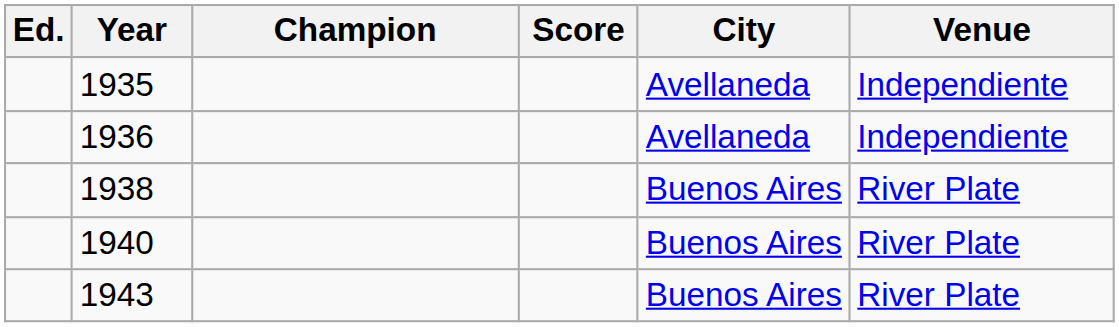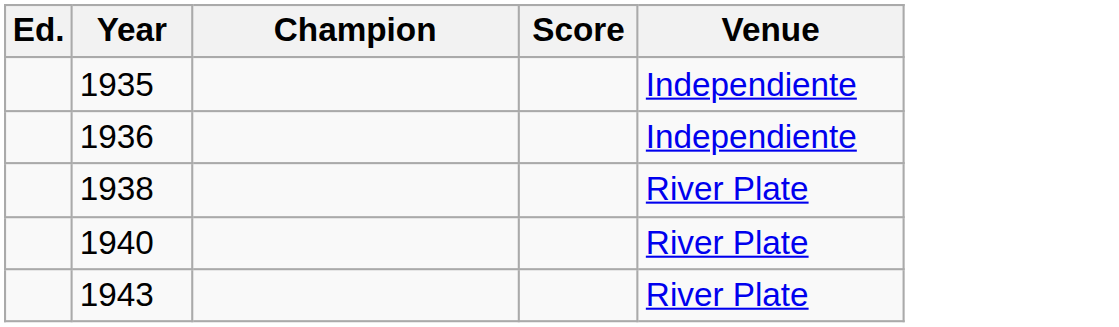- column: (744, 30)
